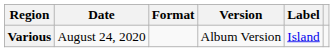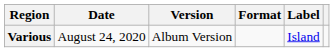columns swapped: (241, 15) <-> (173, 15)
